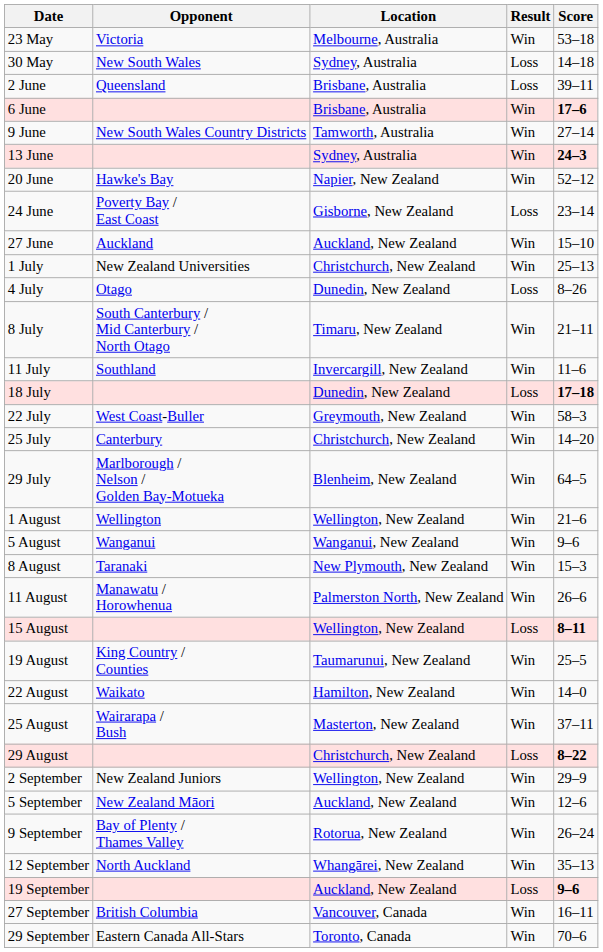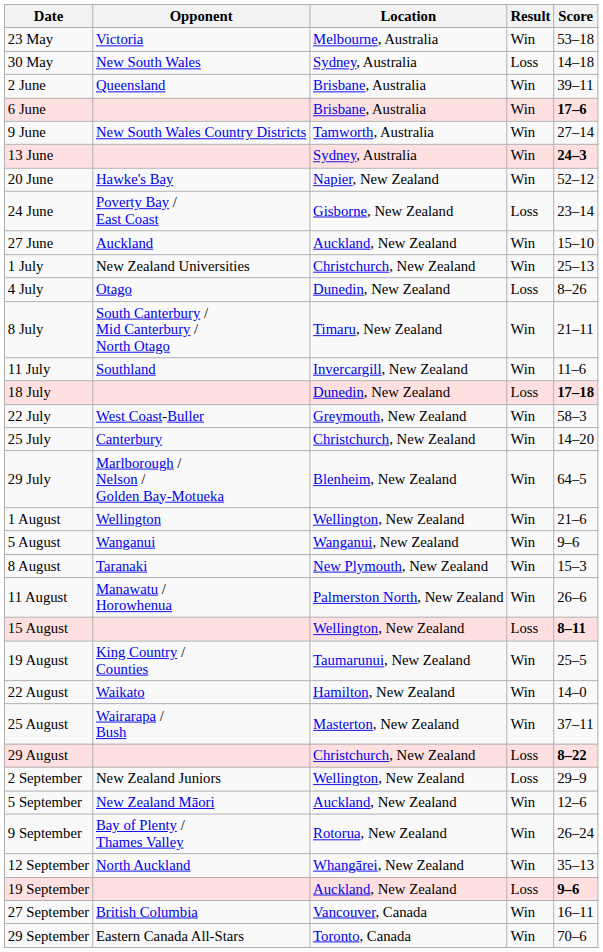(524, 86) Loss -> (523, 86) Win
(523, 778) Win -> (524, 778) Loss
